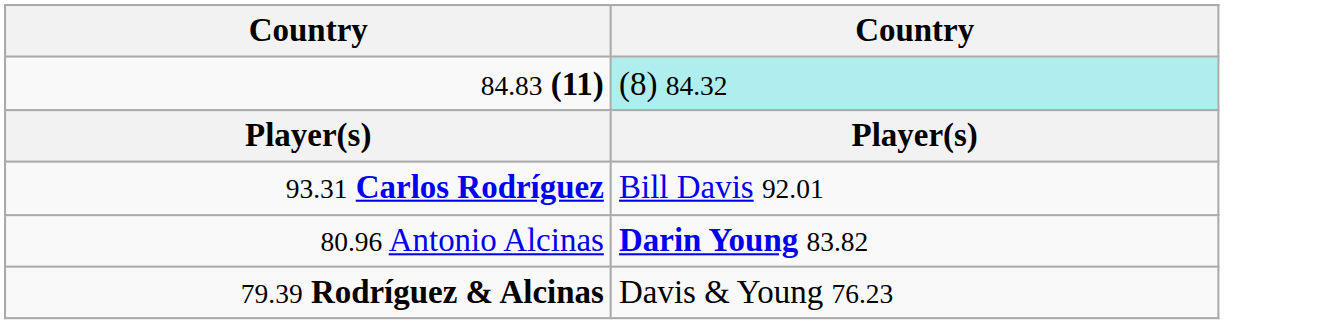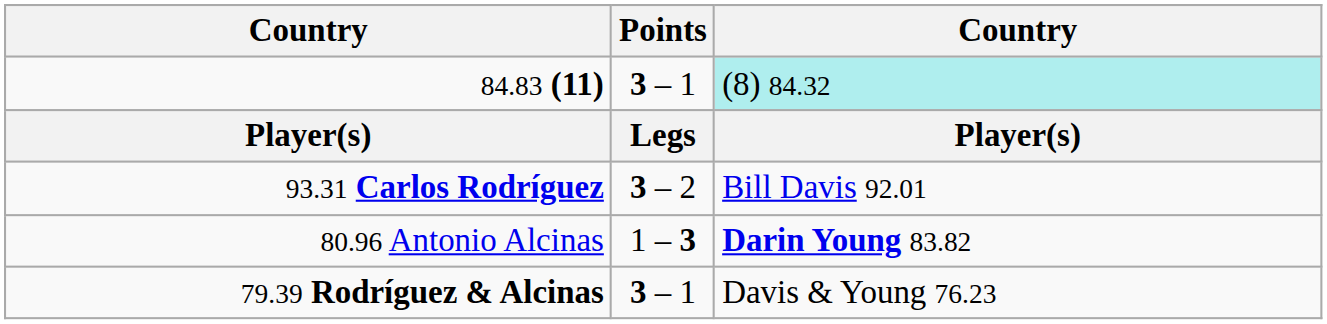+ column: (663, 30)
